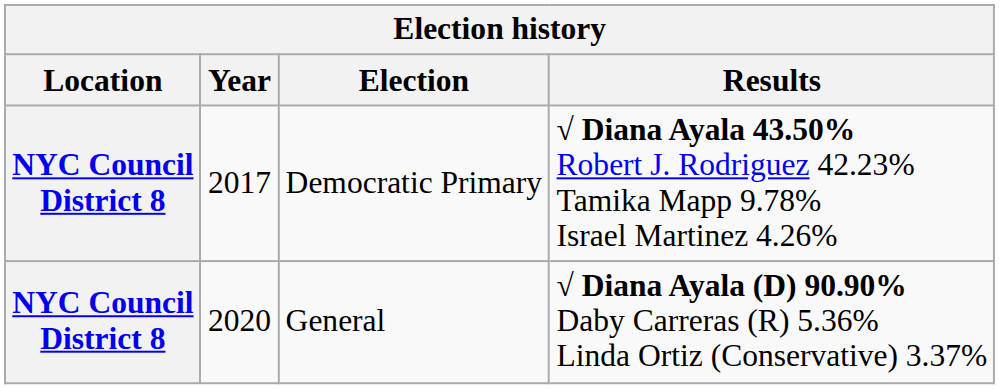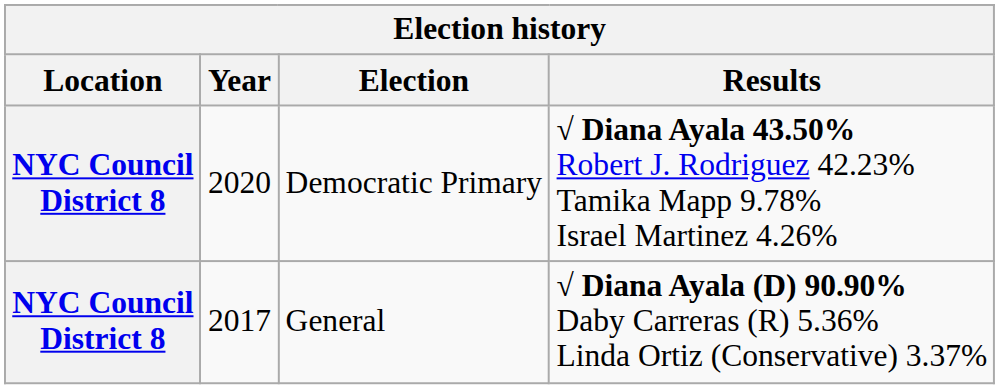(240, 182) 2017 -> (240, 182) 2020
(240, 321) 2020 -> (240, 321) 2017
